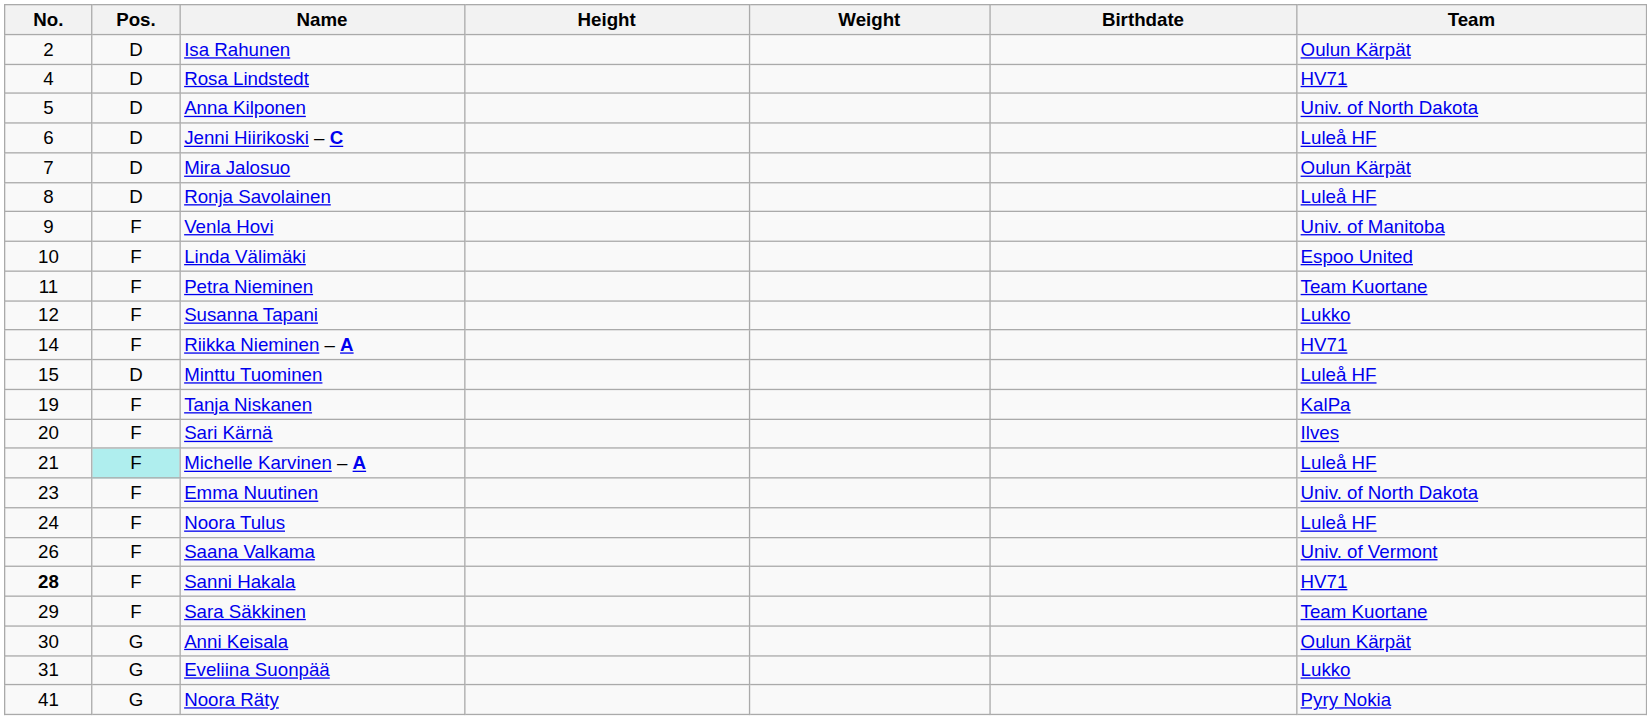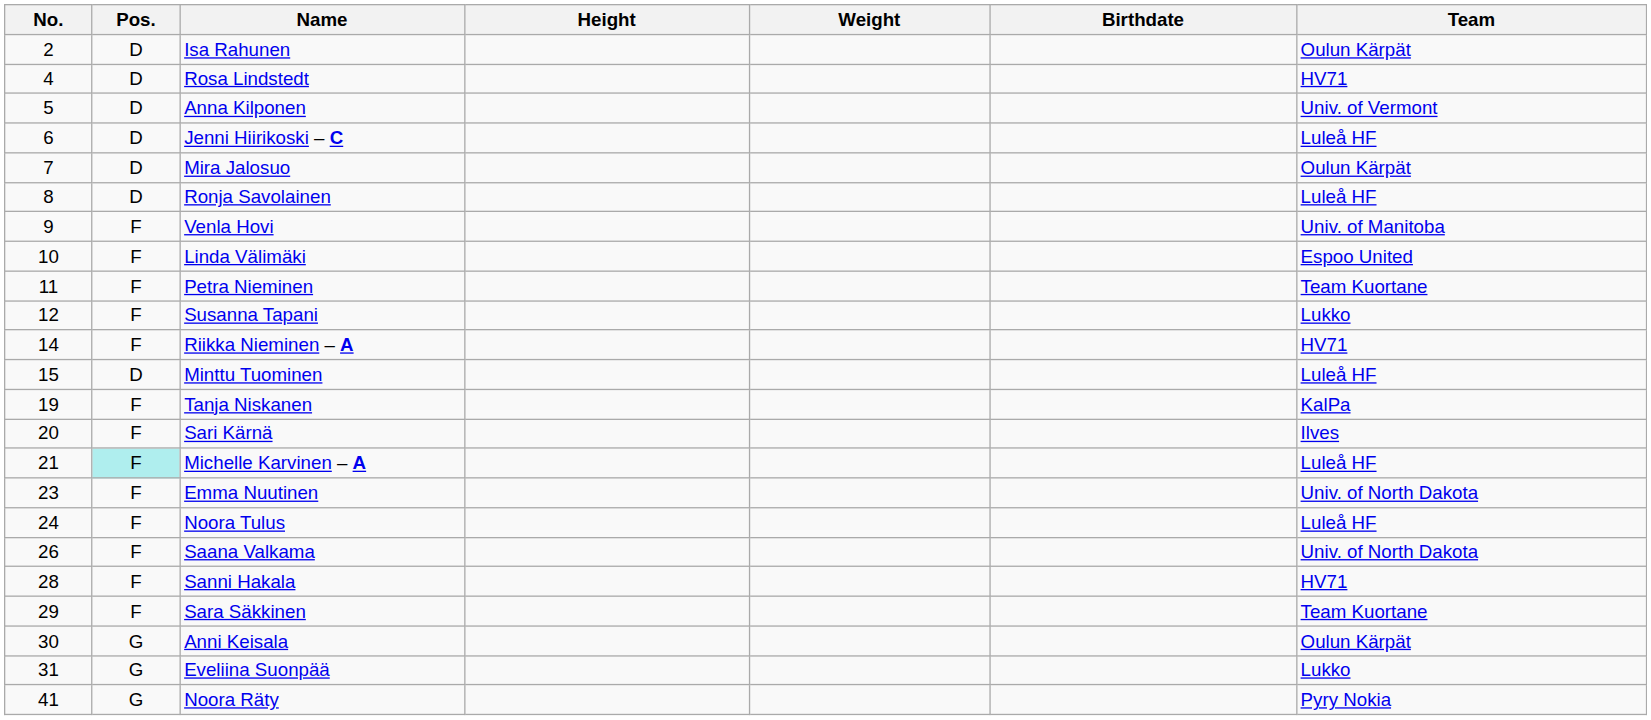(1389, 109) Univ. of North Dakota -> (1369, 109) Univ. of Vermont
(1369, 552) Univ. of Vermont -> (1389, 552) Univ. of North Dakota
(48, 582) bold -> (48, 582) normal
